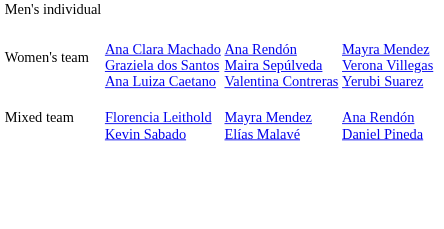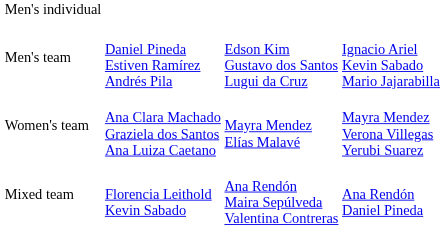+ row: (38, 57)
(281, 65) Ana Rendón Maira Sepúlveda Valentina Contreras -> (268, 134) Mayra Mendez Elías Malavé
(268, 125) Mayra Mendez Elías Malavé -> (281, 202) Ana Rendón Maira Sepúlveda Valentina Contreras
